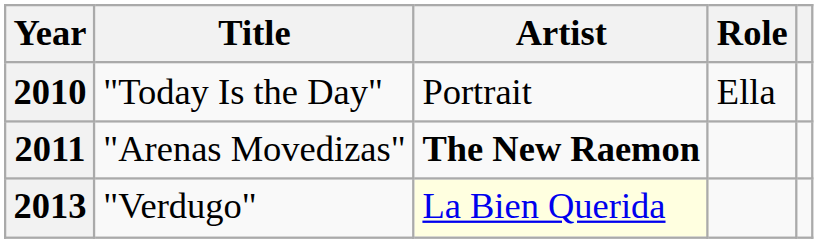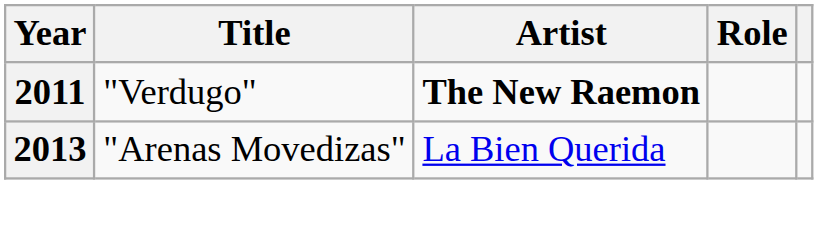- row: (50, 91)
(254, 149) "Arenas Movedizas" -> (180, 91) "Verdugo"
(180, 206) "Verdugo" -> (254, 149) "Arenas Movedizas"
(544, 206) lightyellow background -> (544, 149) no background
